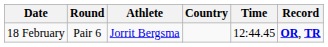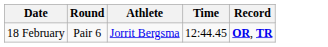- column: (206, 13)
